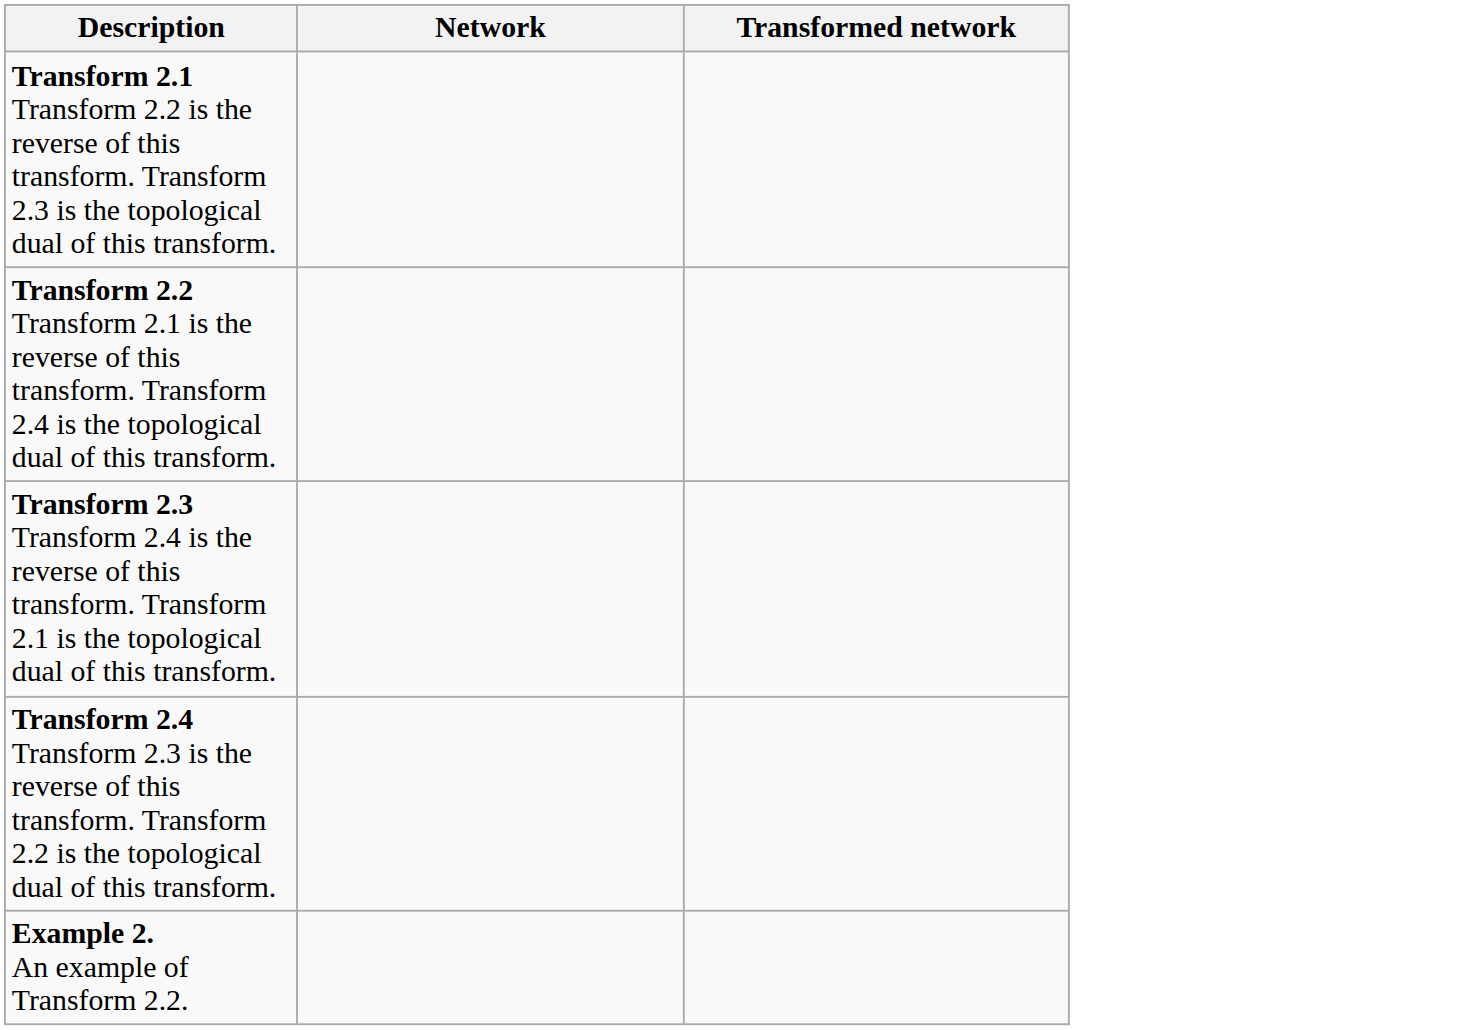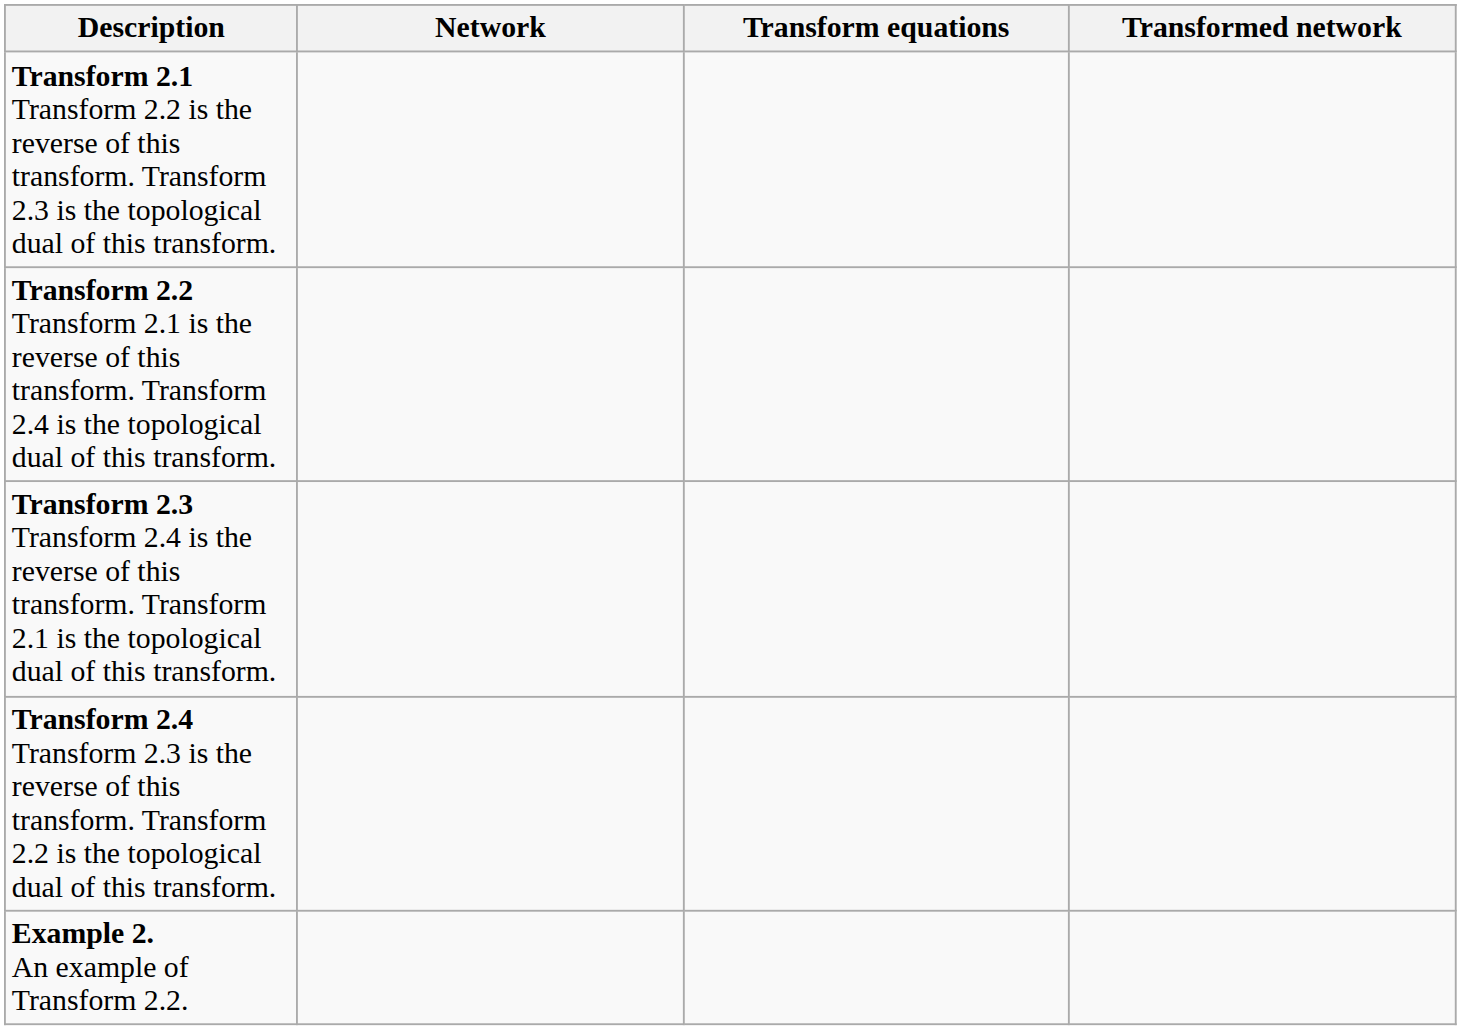+ column: (876, 28)
